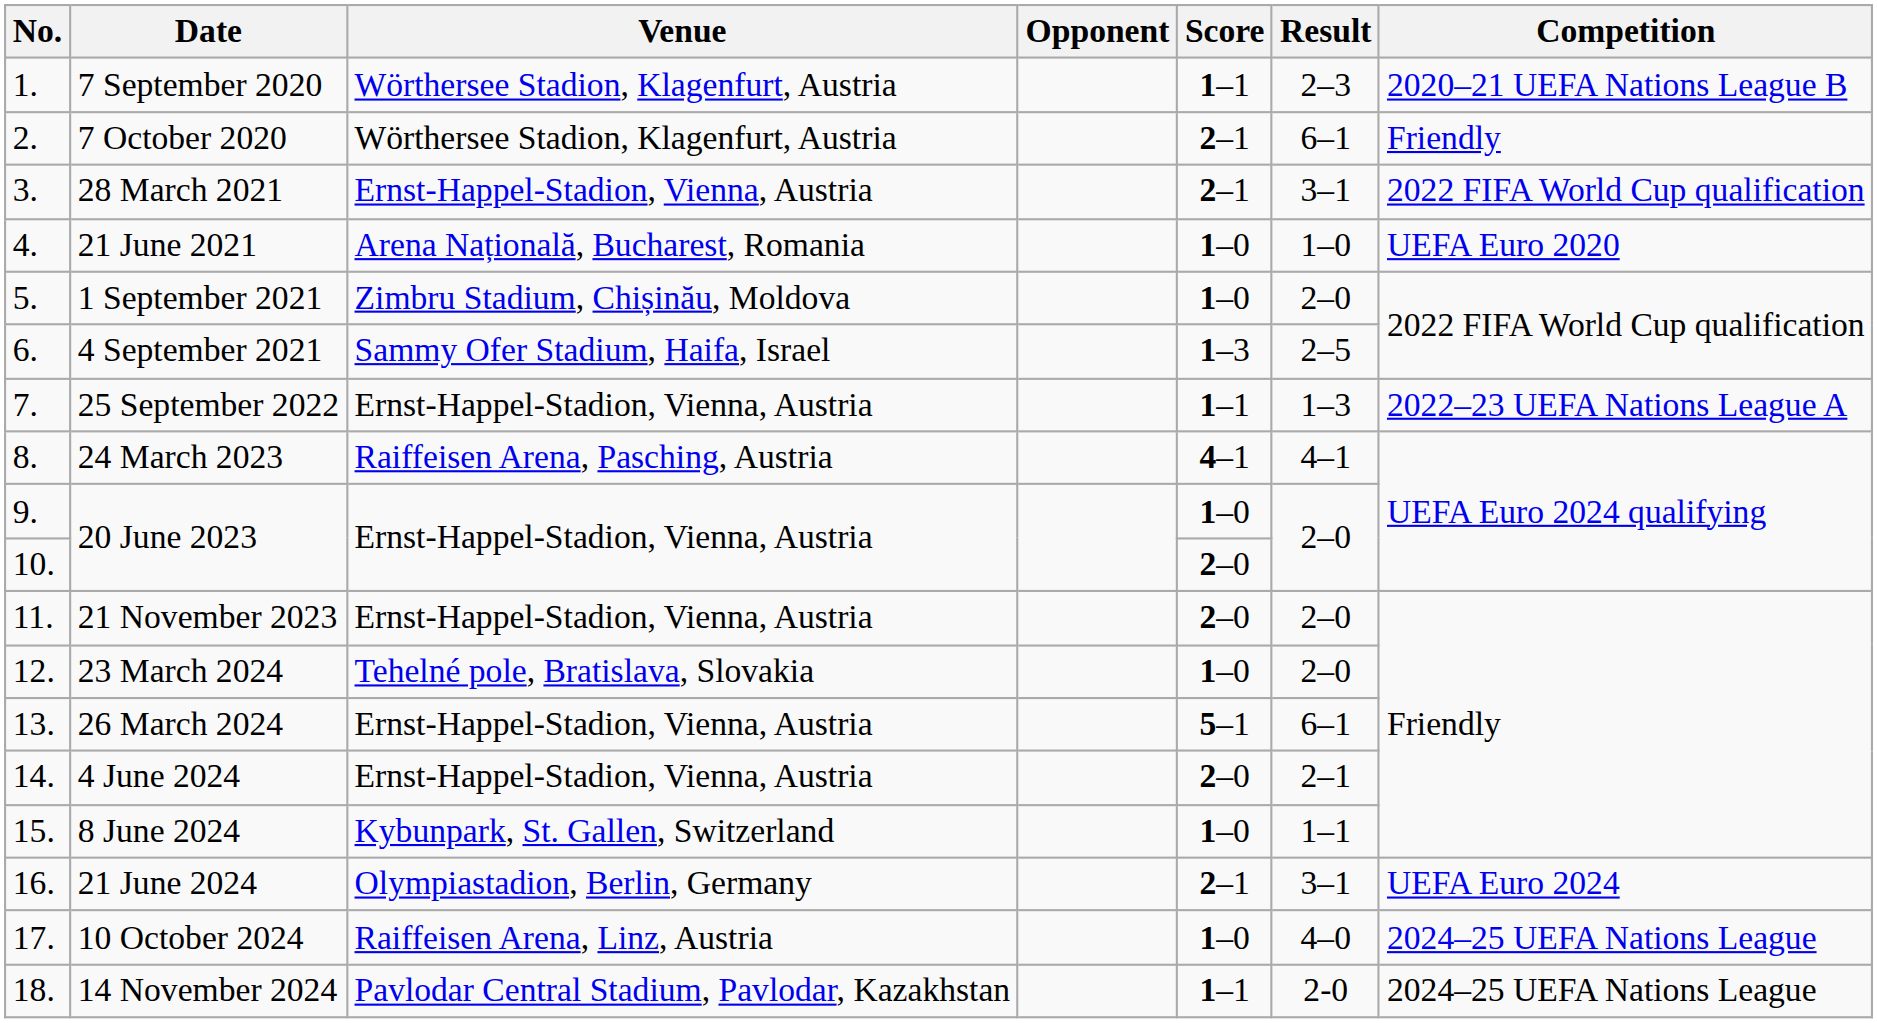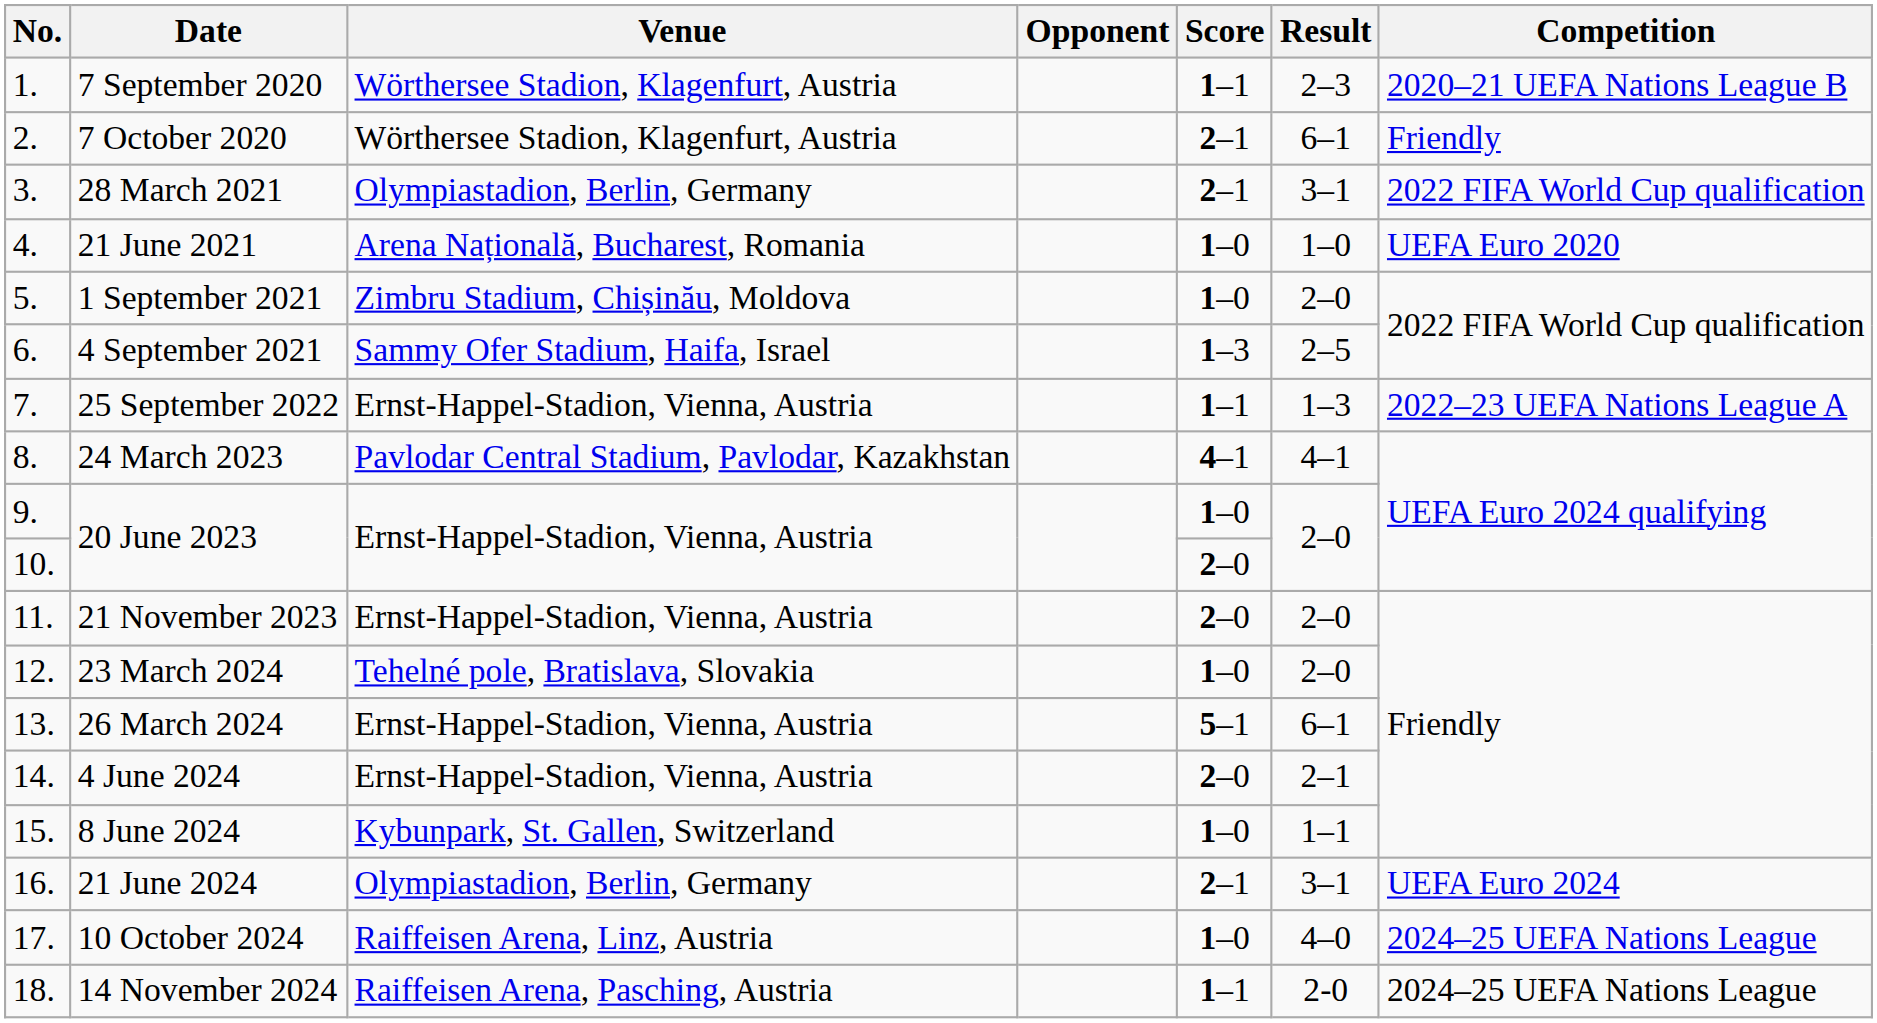(614, 191) Ernst-Happel-Stadion, Vienna, Austria -> (583, 191) Olympiastadion, Berlin, Germany
(594, 457) Raiffeisen Arena, Pasching, Austria -> (682, 457) Pavlodar Central Stadium, Pavlodar, Kazakhstan
(682, 990) Pavlodar Central Stadium, Pavlodar, Kazakhstan -> (594, 990) Raiffeisen Arena, Pasching, Austria
